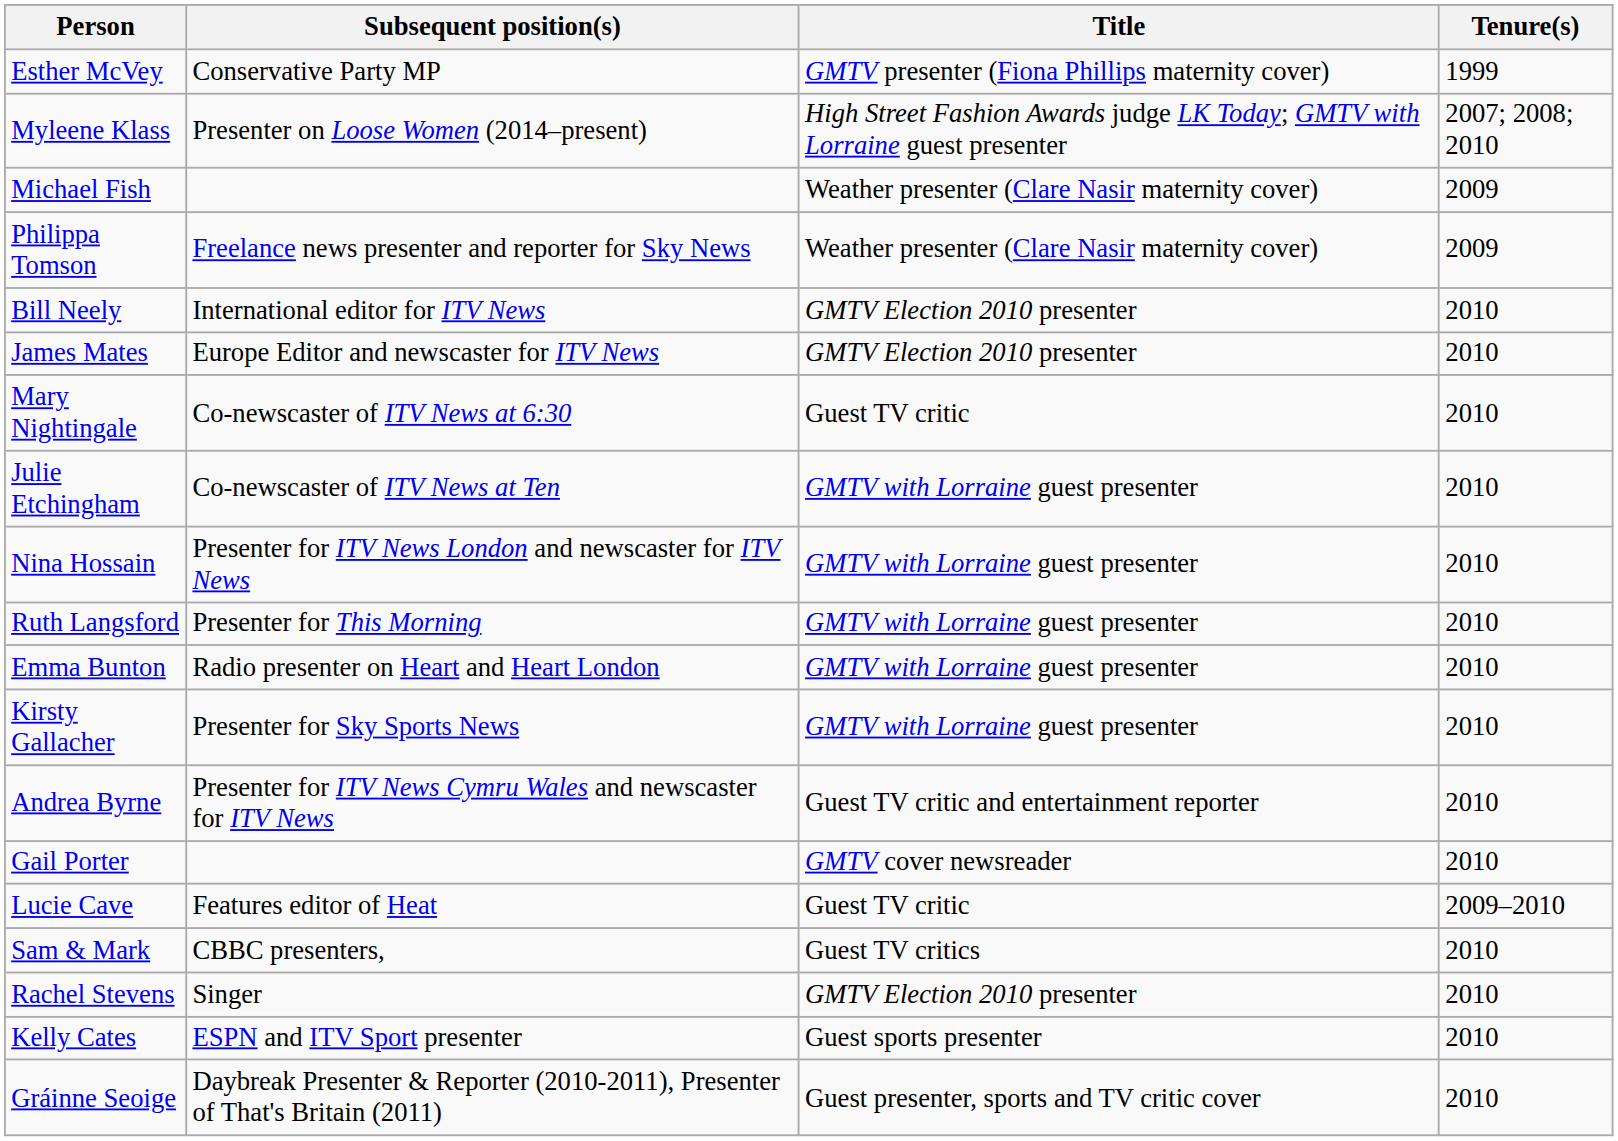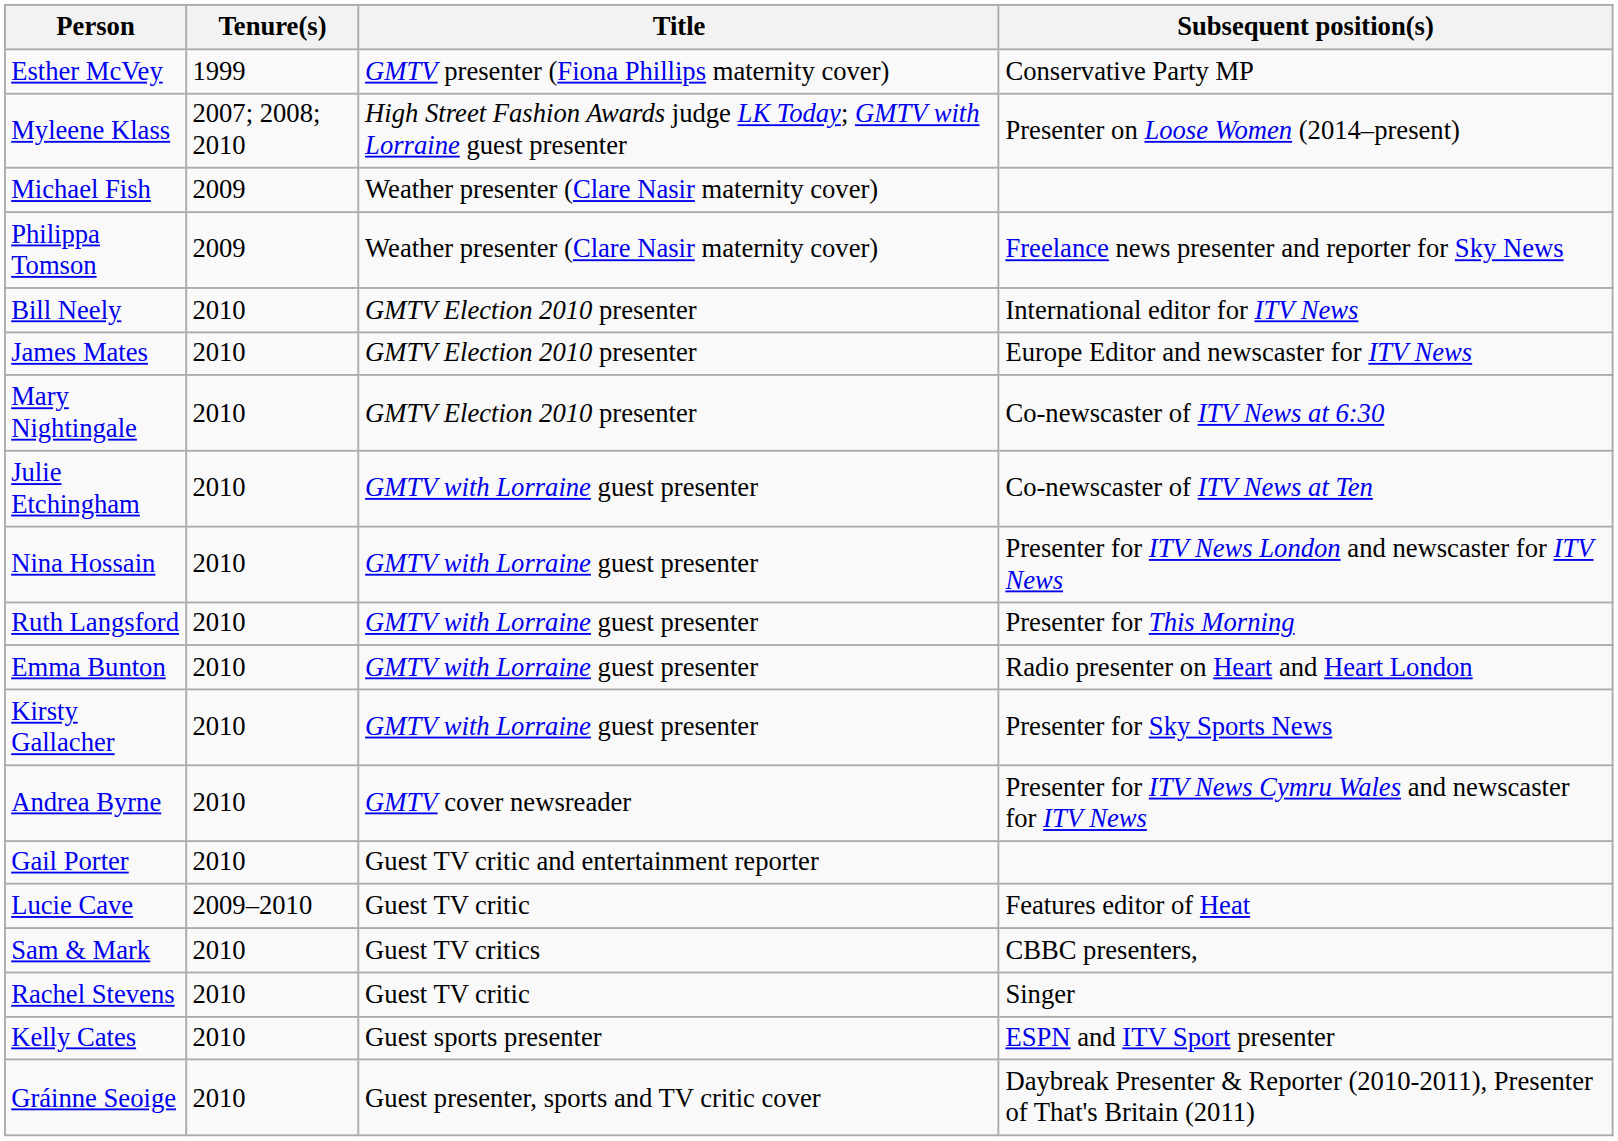columns swapped: (1525, 26) <-> (492, 26)
(887, 413) Guest TV critic -> (531, 413) GMTV Election 2010 presenter
(1032, 802) Guest TV critic and entertainment reporter -> (498, 802) GMTV cover newsreader
(938, 862) GMTV cover newsreader -> (592, 862) Guest TV critic and entertainment reporter
(971, 993) GMTV Election 2010 presenter -> (447, 993) Guest TV critic
